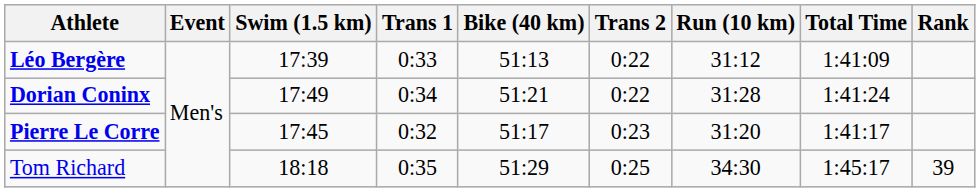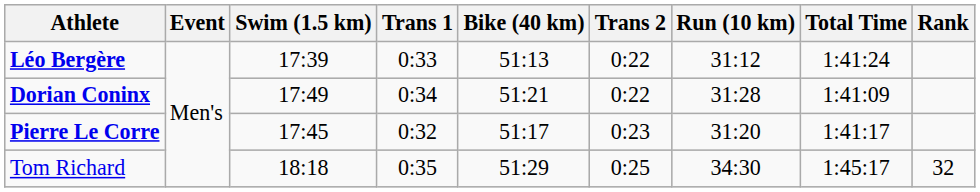(856, 59) 1:41:09 -> (856, 59) 1:41:24
(856, 95) 1:41:24 -> (856, 95) 1:41:09
(943, 168) 39 -> (943, 168) 32
